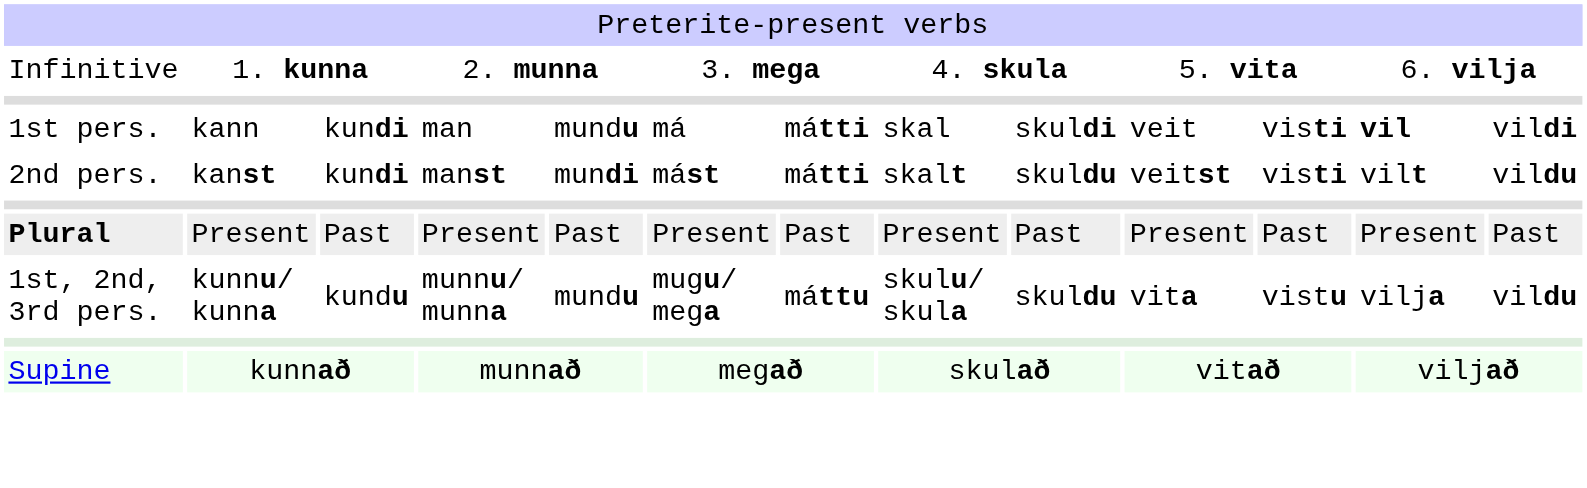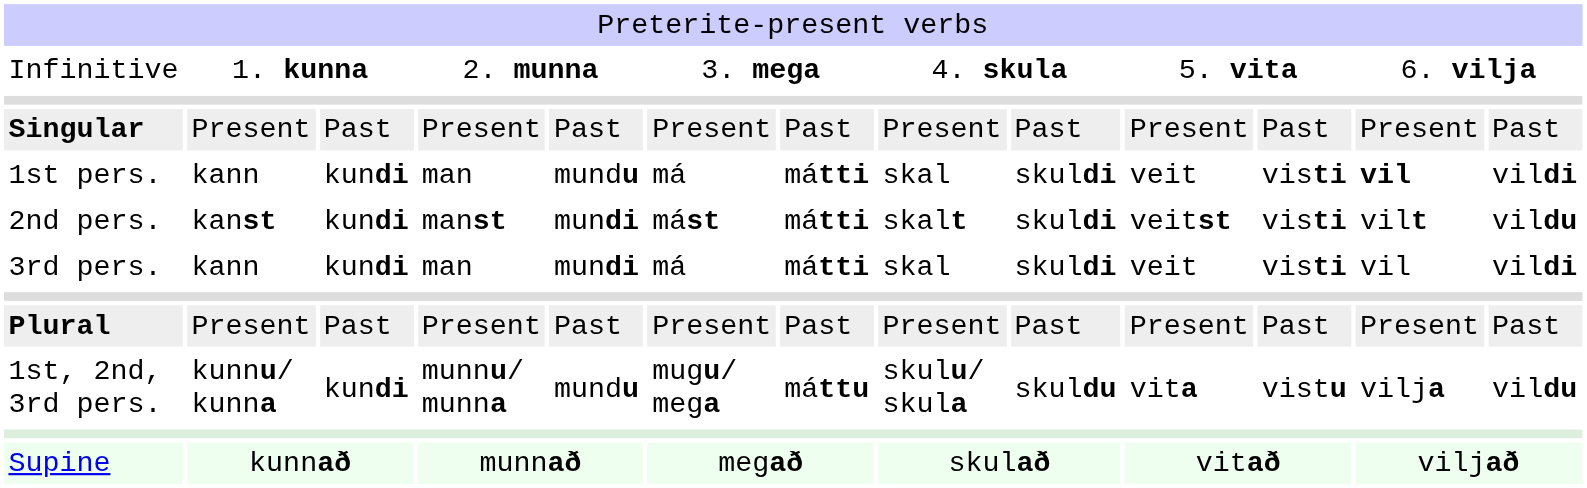+ row: (76, 130)
(1066, 175) skuldu -> (1066, 221) skuldi
+ row: (85, 267)
(366, 296) kundu -> (366, 388) kundi
